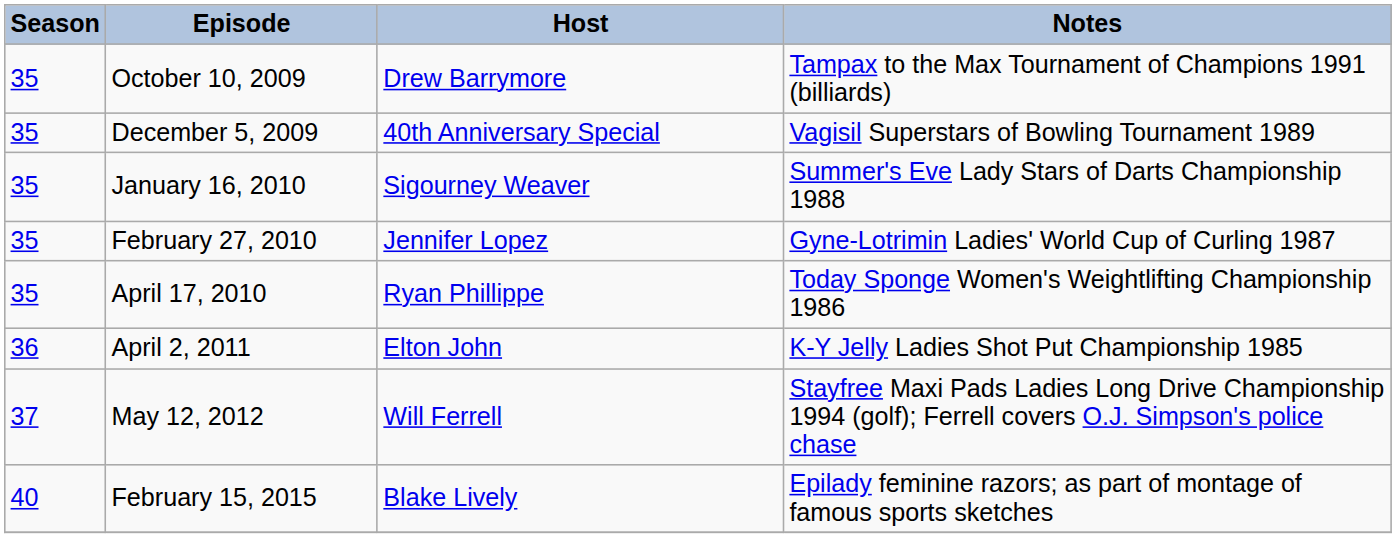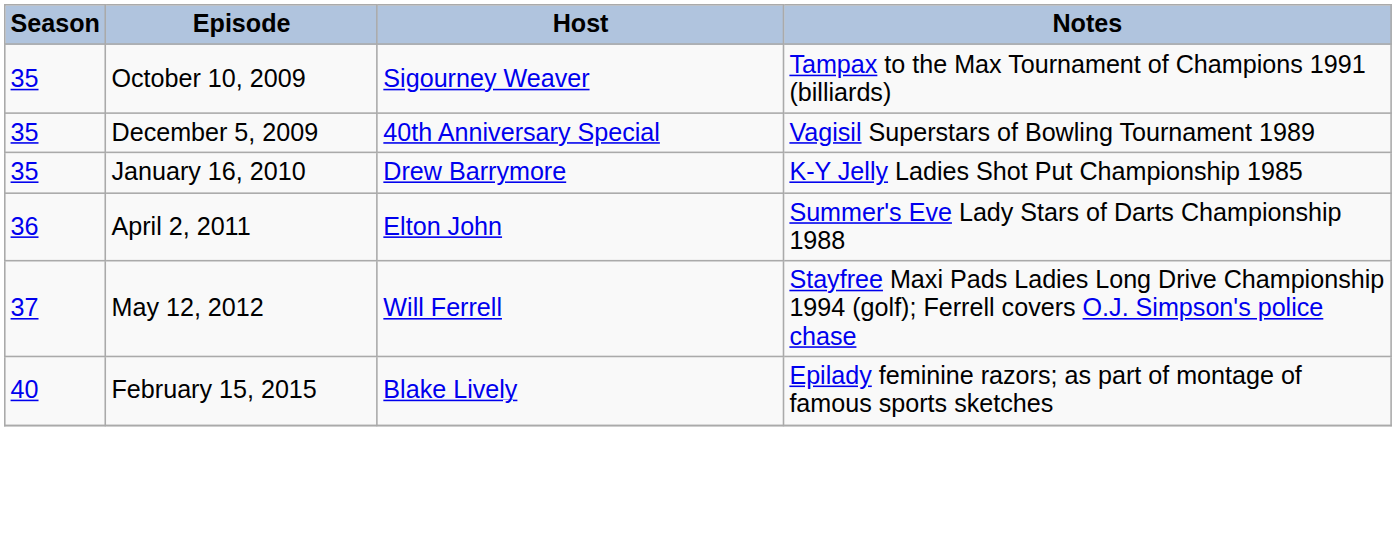(475, 78) Drew Barrymore -> (486, 78) Sigourney Weaver
(486, 186) Sigourney Weaver -> (475, 172) Drew Barrymore
(1065, 186) Summer's Eve Lady Stars of Darts Championship 1988 -> (1046, 172) K-Y Jelly Ladies Shot Put Championship 1985
- row: (214, 240)
- row: (189, 294)
(1046, 348) K-Y Jelly Ladies Shot Put Championship 1985 -> (1065, 226) Summer's Eve Lady Stars of Darts Championship 1988
